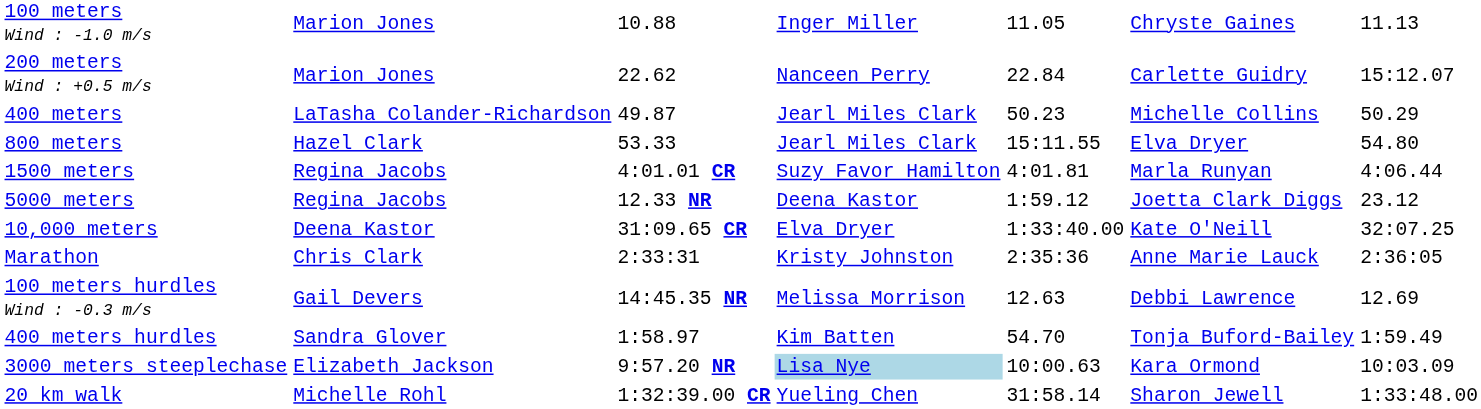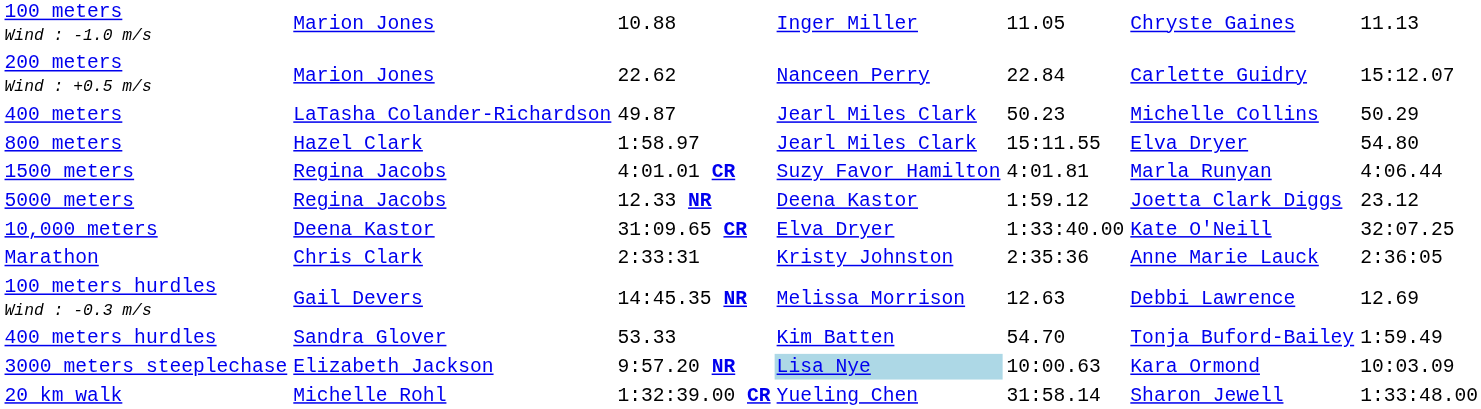(647, 143) 53.33 -> (659, 143) 1:58.97
(659, 338) 1:58.97 -> (647, 338) 53.33
